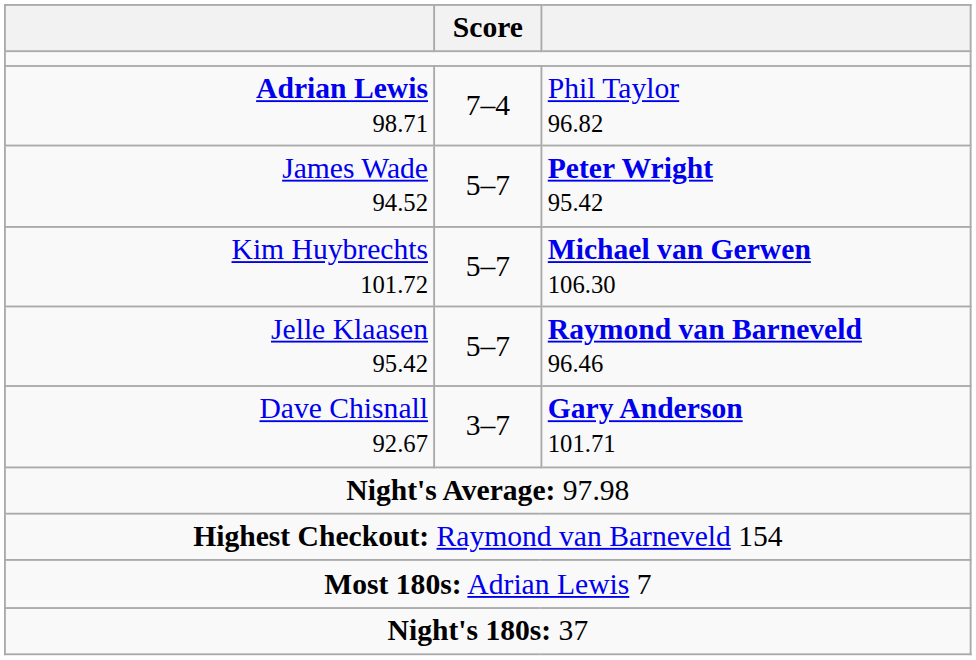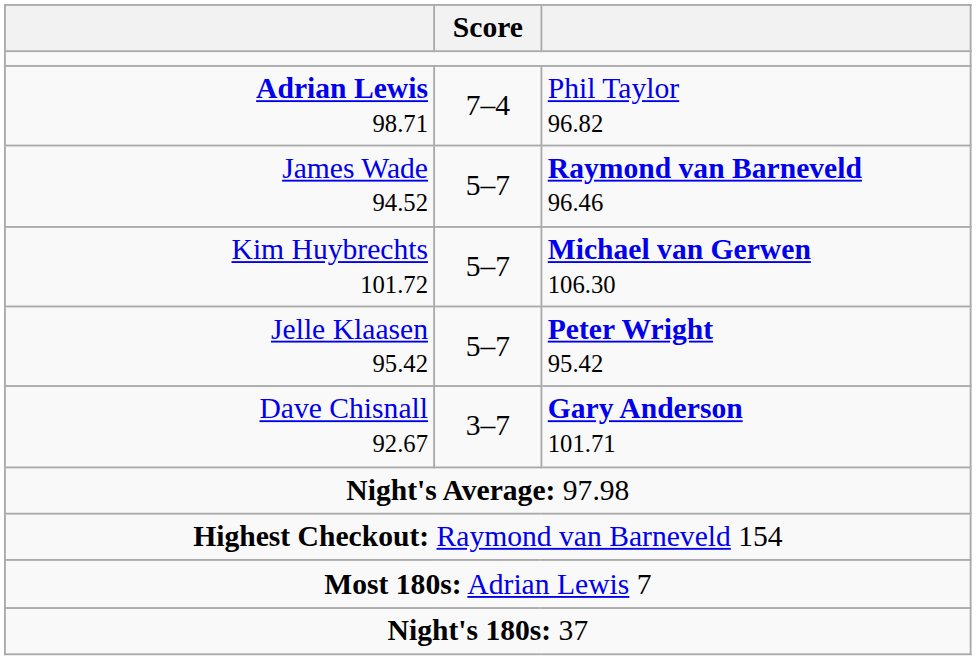(630, 185) Peter Wright 95.42 -> (705, 185) Raymond van Barneveld 96.46
(705, 345) Raymond van Barneveld 96.46 -> (630, 345) Peter Wright 95.42
